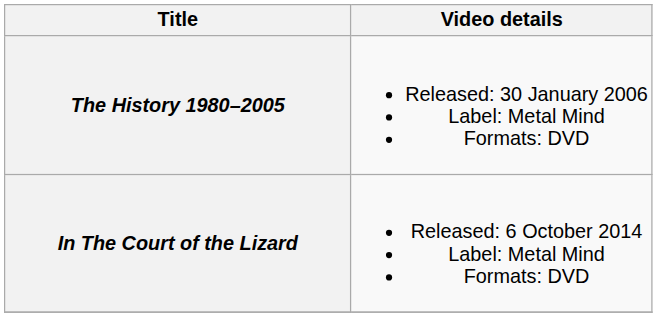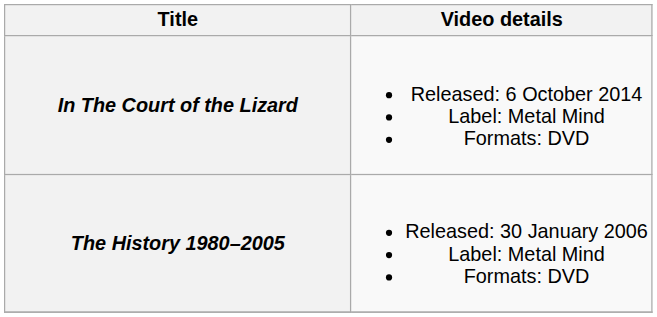rows swapped: (178, 105) <-> (178, 243)
